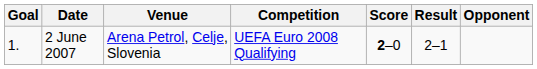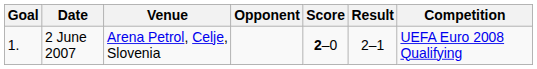columns swapped: (496, 15) <-> (299, 15)
